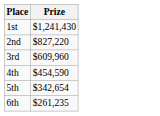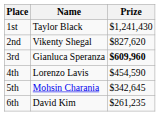+ column: (69, 12)
(51, 42) $827,220 -> (127, 42) $827,620
(51, 57) normal -> (127, 57) bold
(51, 88) $342,654 -> (127, 88) $342,645
